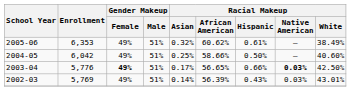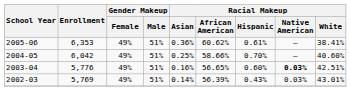(182, 44) 0.32% -> (182, 44) 0.36%
(331, 44) 38.49% -> (331, 44) 38.41%
(255, 56) 0.50% -> (255, 56) 0.70%
(125, 68) bold -> (125, 68) normal
(182, 68) 0.17% -> (182, 68) 0.16%
(255, 68) 0.66% -> (255, 68) 0.60%
(331, 68) 42.50% -> (331, 68) 42.51%
